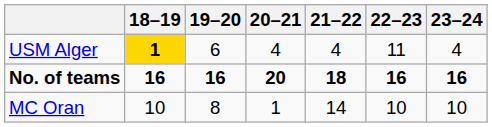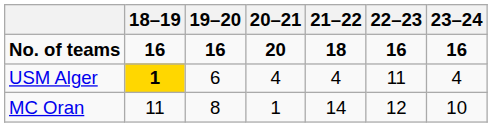rows swapped: (65, 78) <-> (53, 49)
(155, 108) 10 -> (155, 108) 11
(396, 108) 10 -> (396, 108) 12
